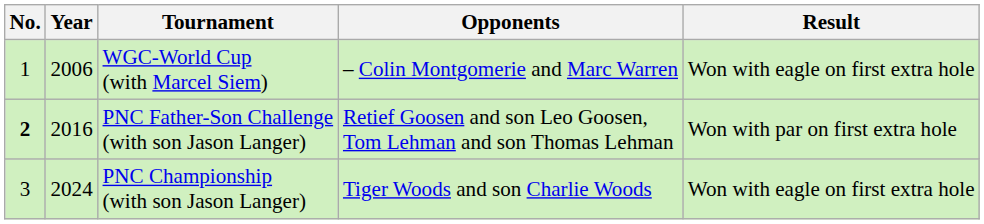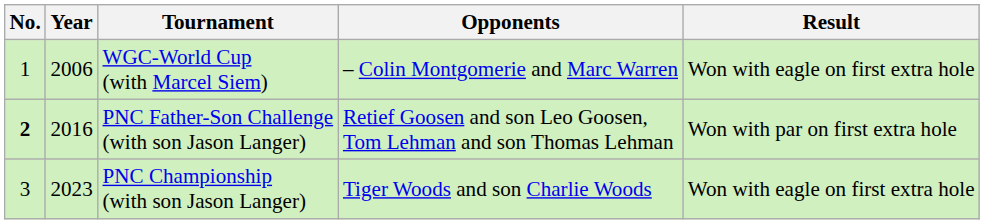(72, 189) 2024 -> (72, 189) 2023
